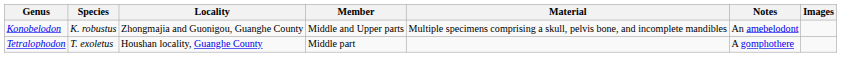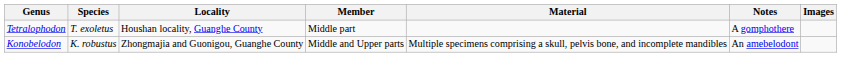rows swapped: (36, 44) <-> (34, 28)
